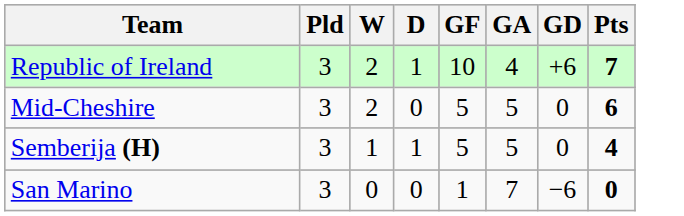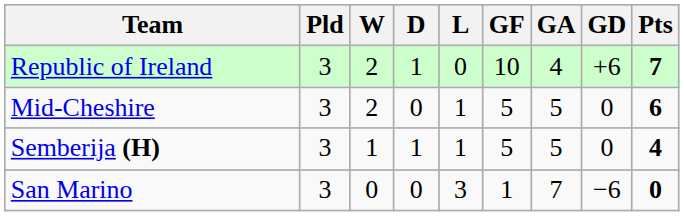+ column: (461, 25)
